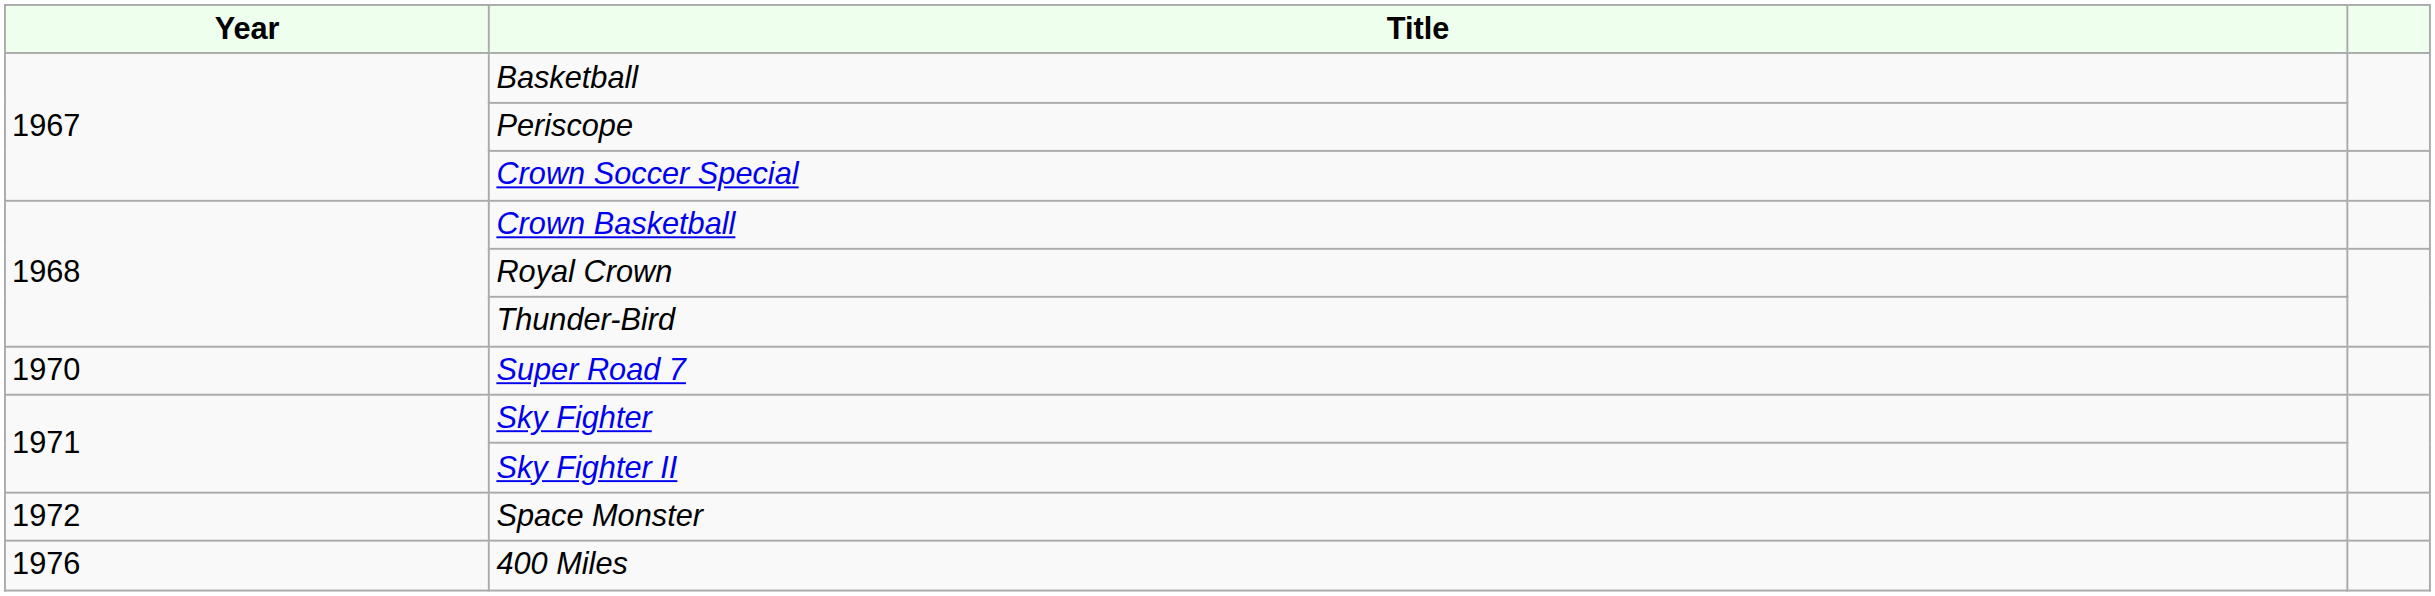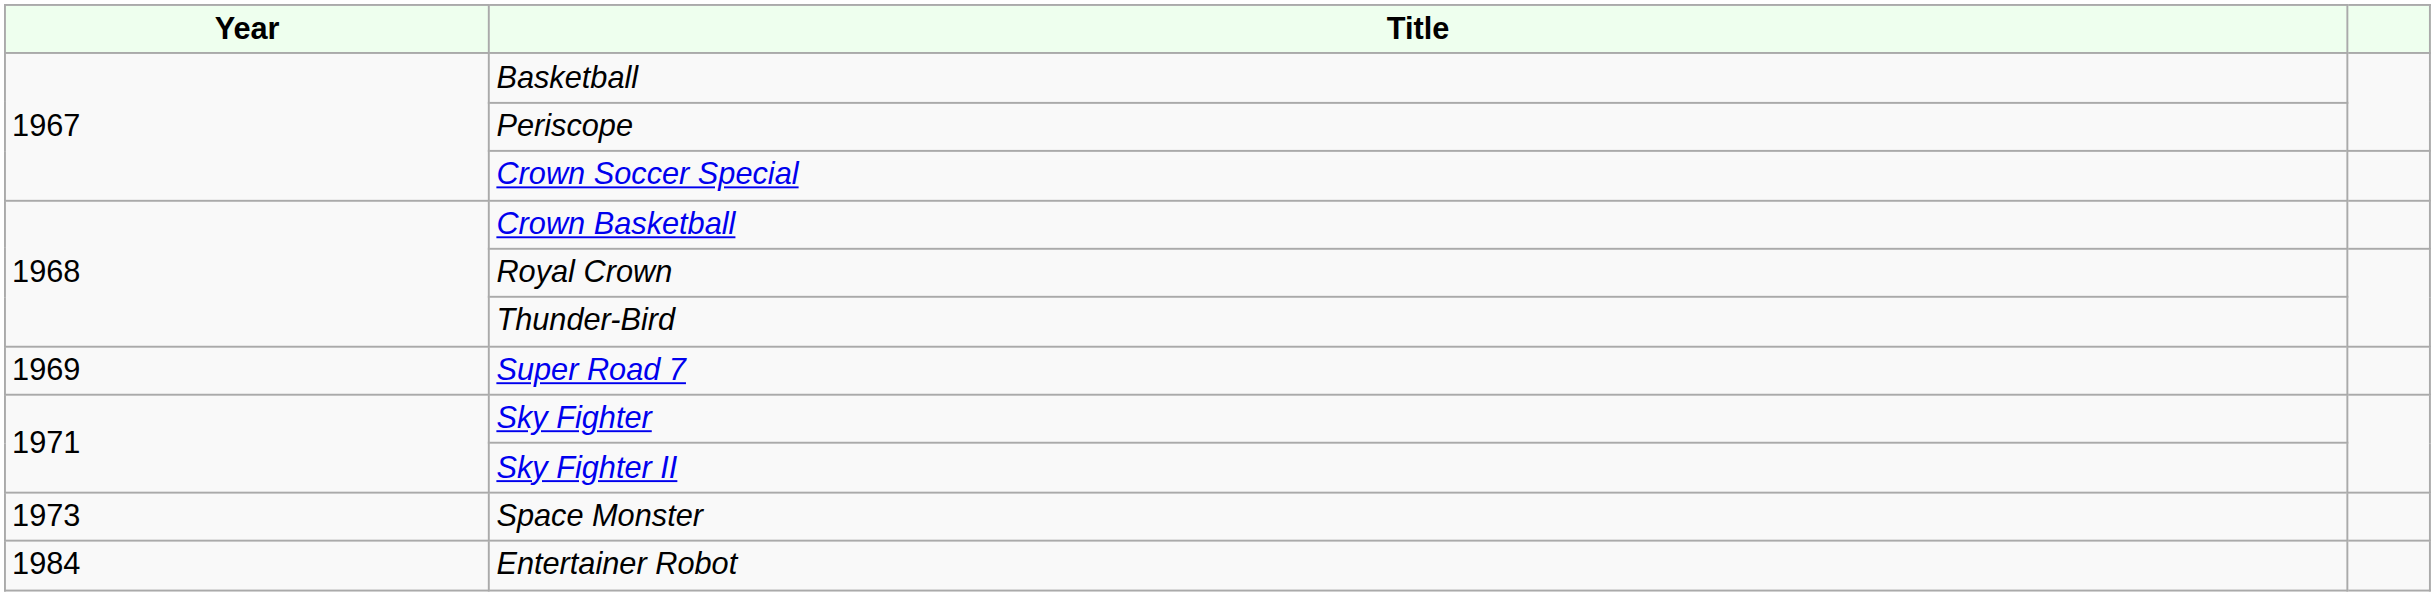(46, 369) 1970 -> (46, 369) 1969
(46, 516) 1972 -> (46, 516) 1973
- row: (562, 564)
+ row: (617, 564)
